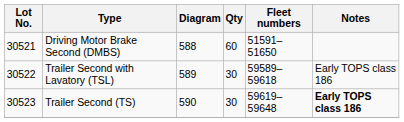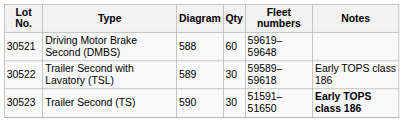(265, 46) 51591–51650 -> (265, 46) 59619–59648
(265, 103) 59619–59648 -> (265, 103) 51591–51650
